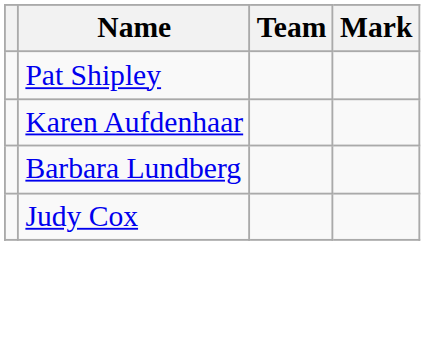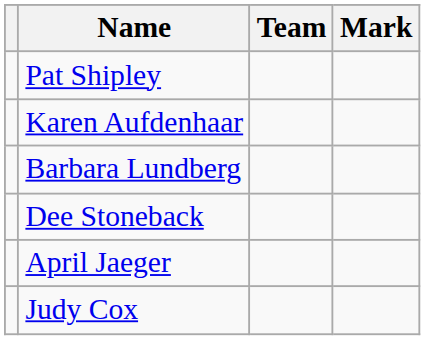+ row: (115, 215)
+ row: (98, 262)
